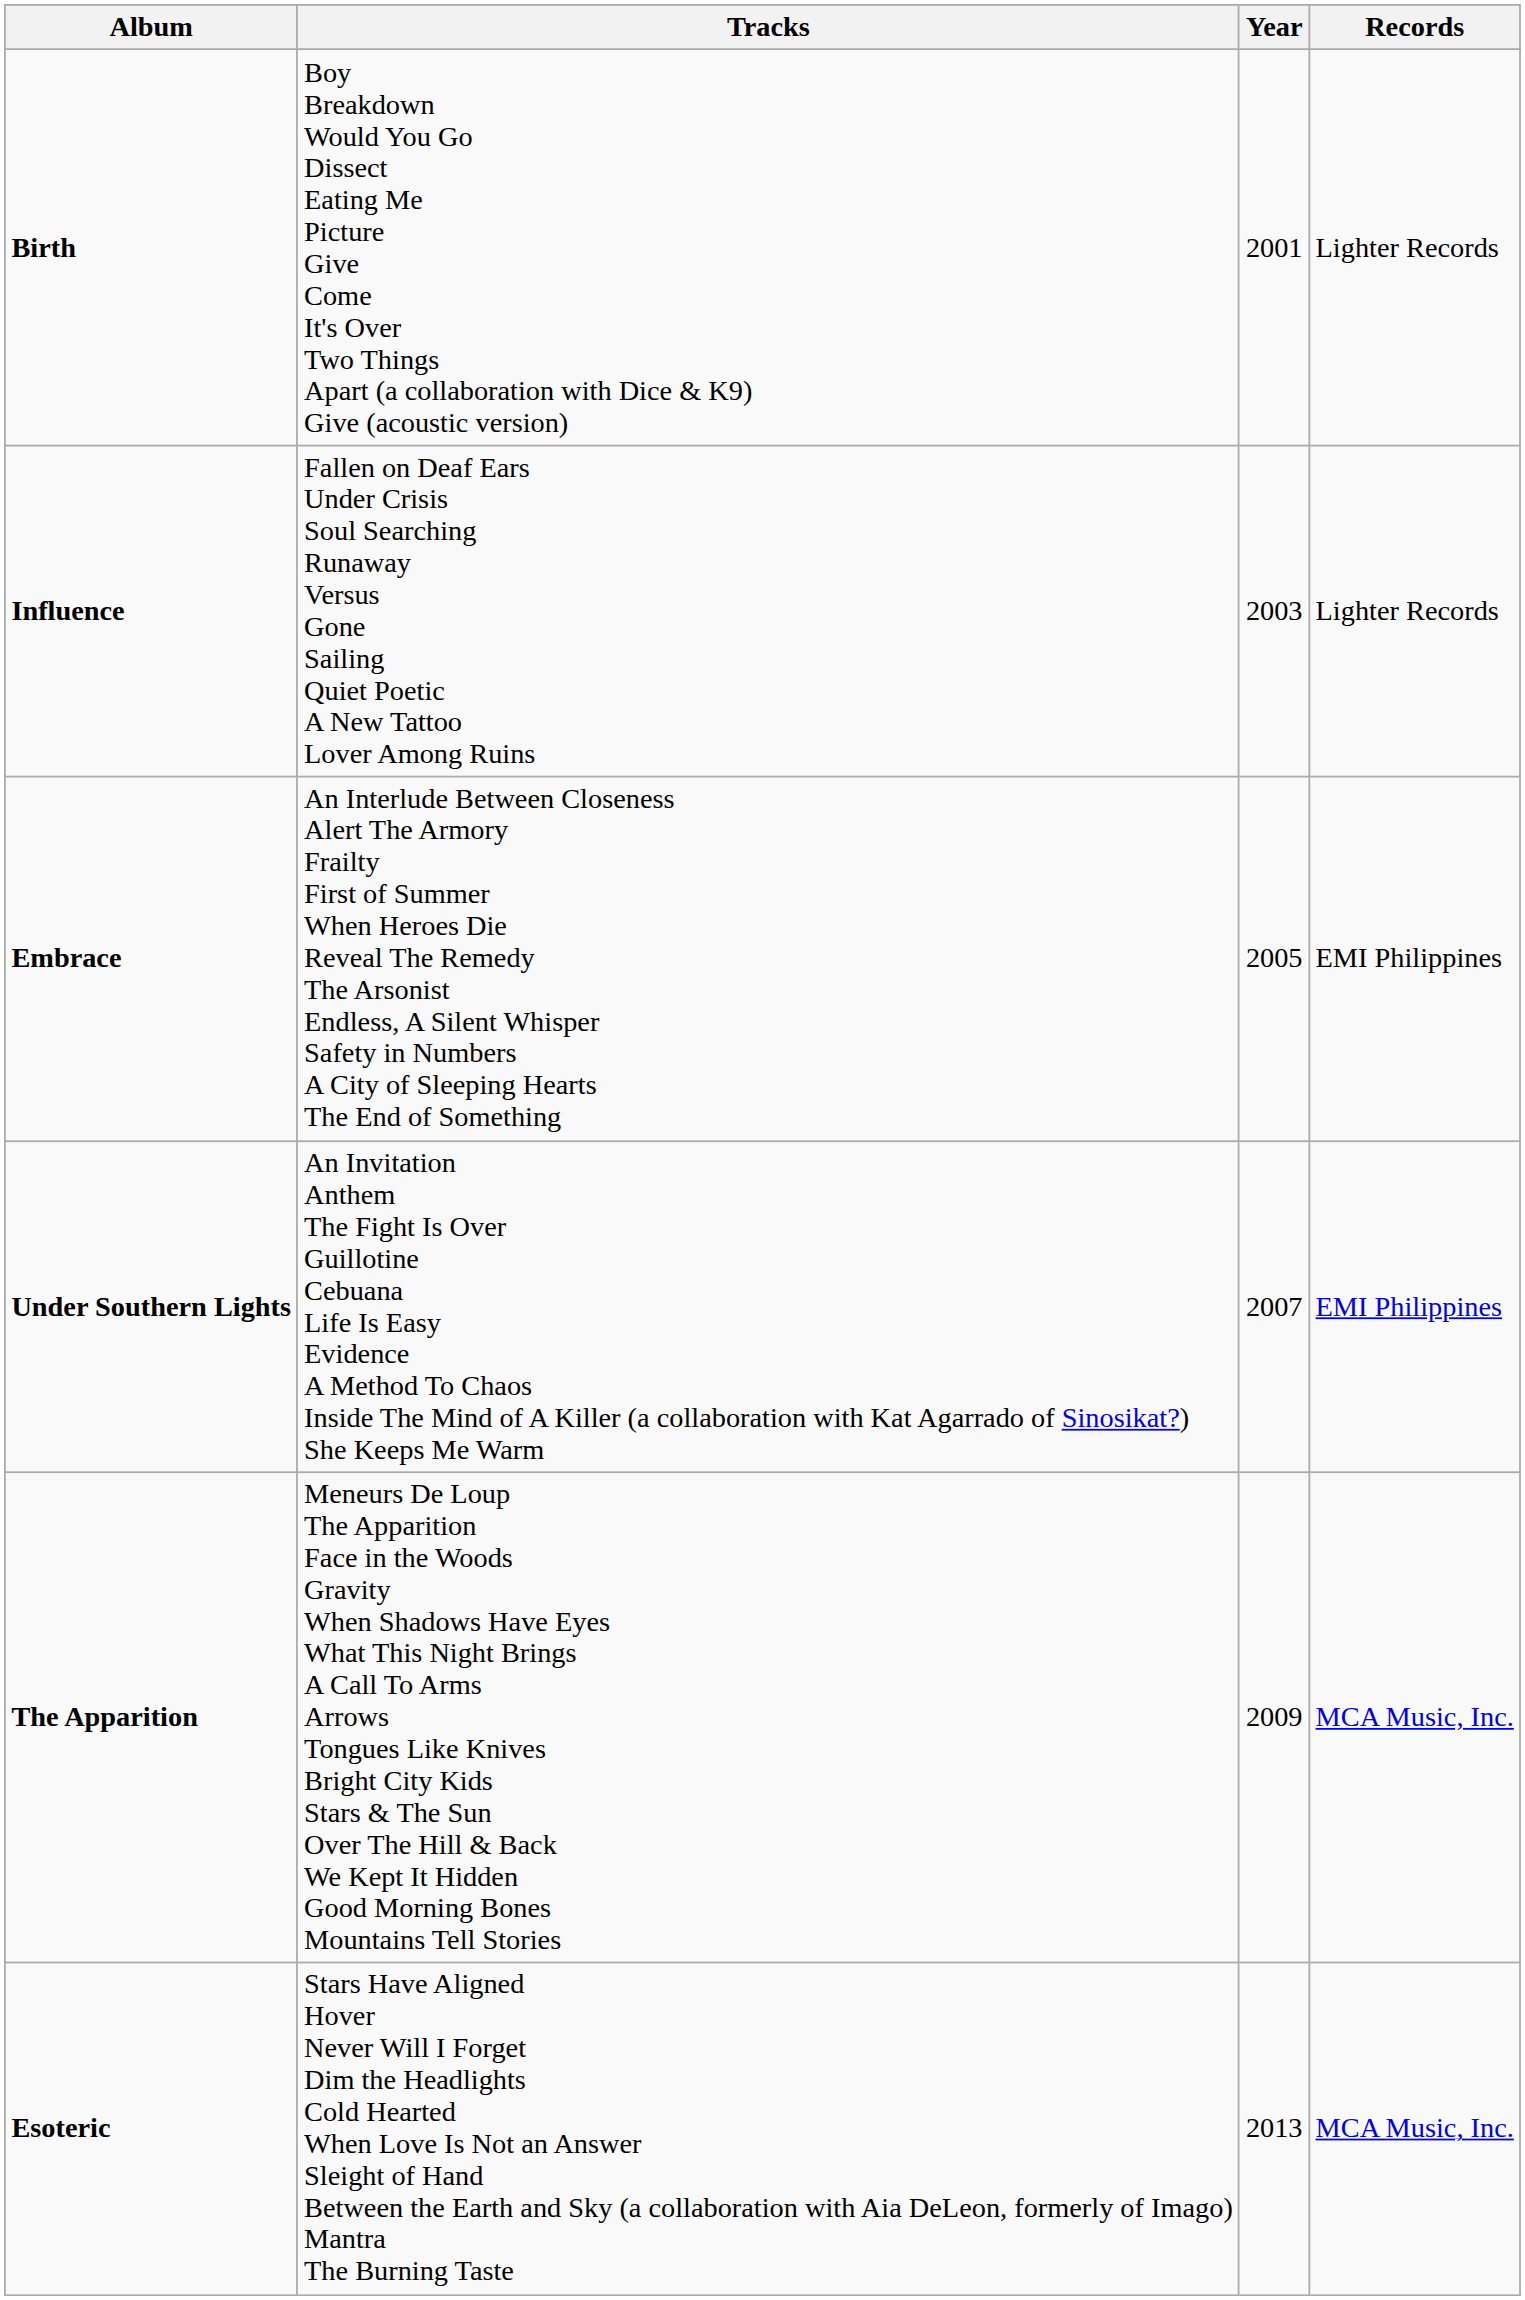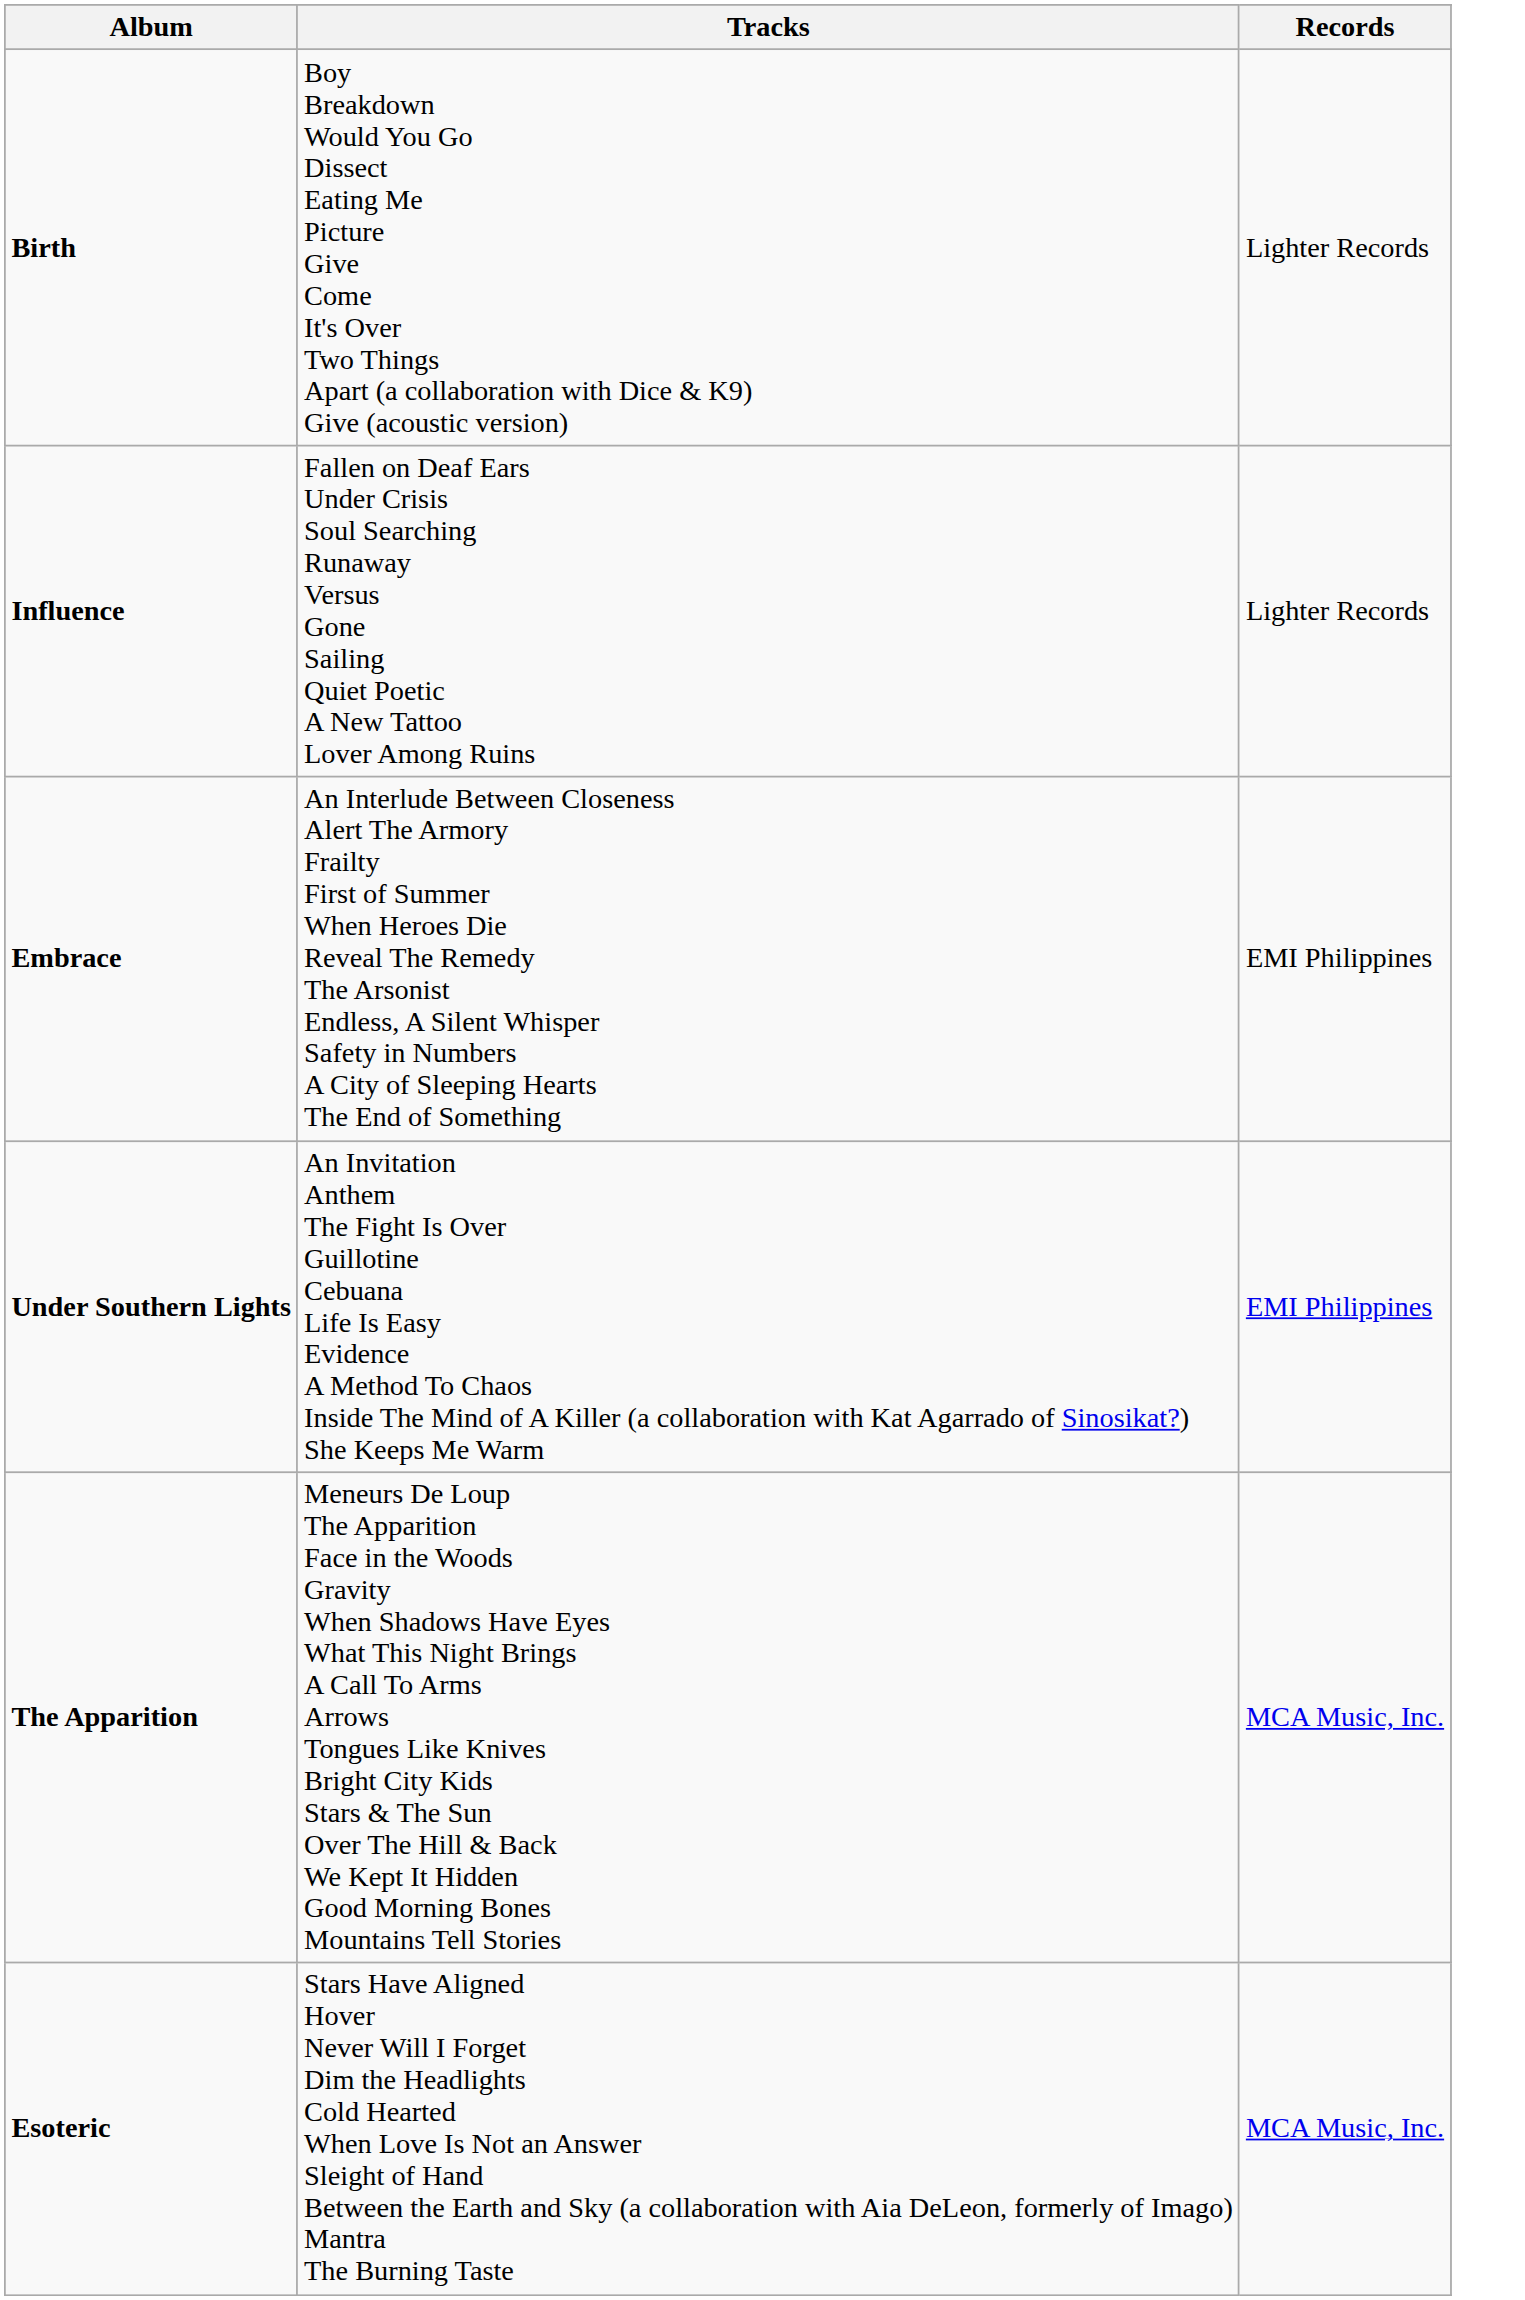- column: (1274, 26)
